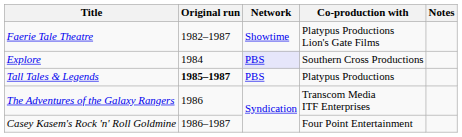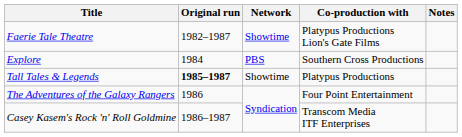(255, 59) lavender background -> (255, 59) no background
(255, 77) PBS -> (267, 77) Showtime
(339, 100) Transcom Media ITF Enterprises -> (357, 94) Four Point Entertainment
(357, 123) Four Point Entertainment -> (339, 117) Transcom Media ITF Enterprises
